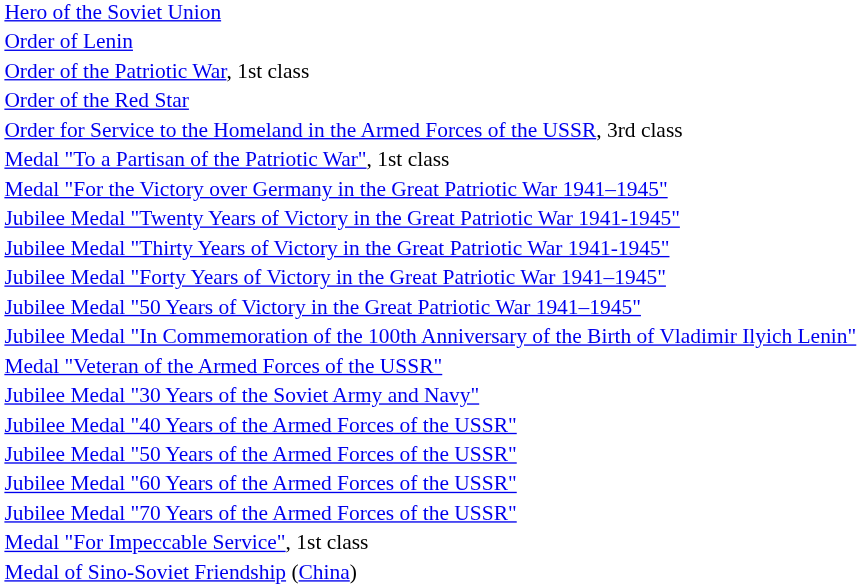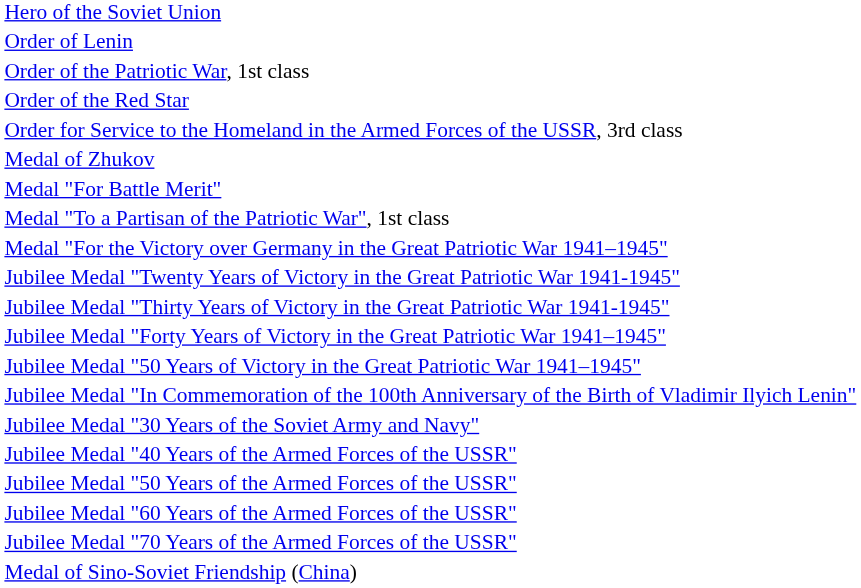+ row: (79, 159)
+ row: (113, 188)
- row: (223, 365)
- row: (186, 542)
